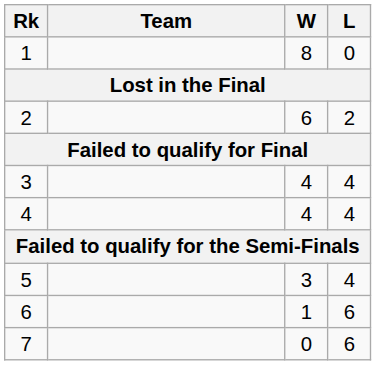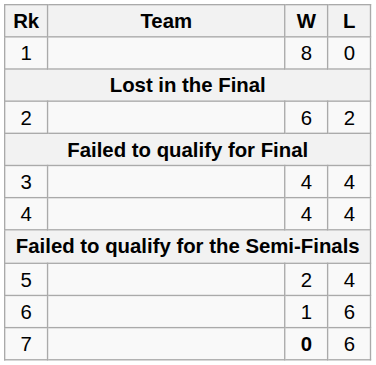(306, 279) 3 -> (306, 279) 2
(306, 343) normal -> (306, 343) bold
